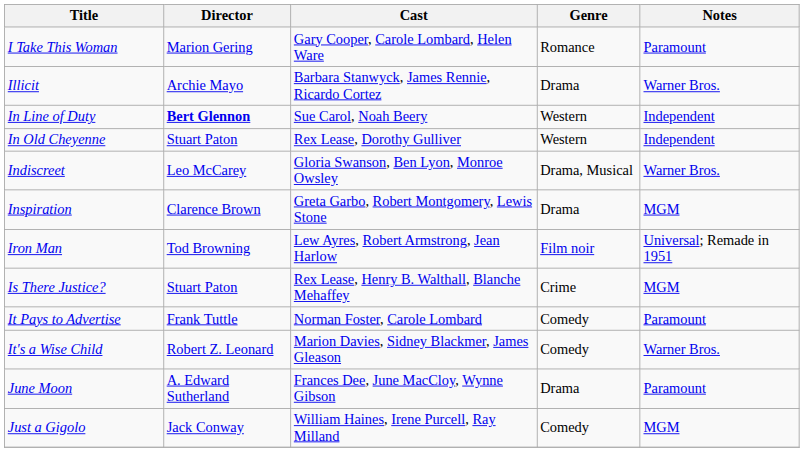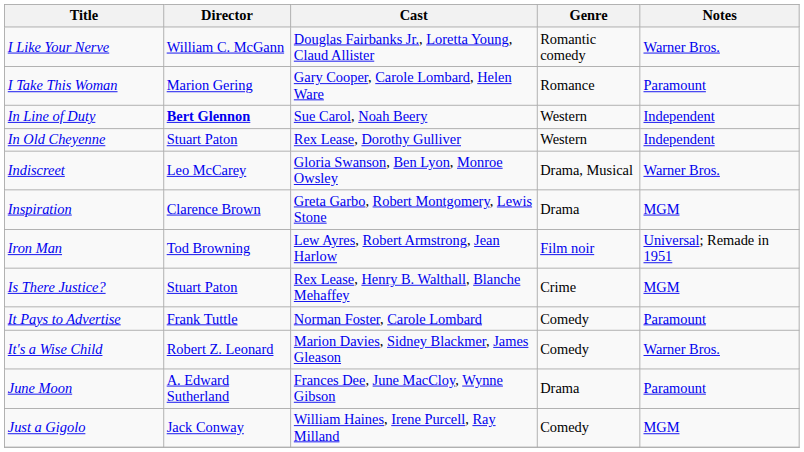+ row: (58, 46)
- row: (23, 85)
